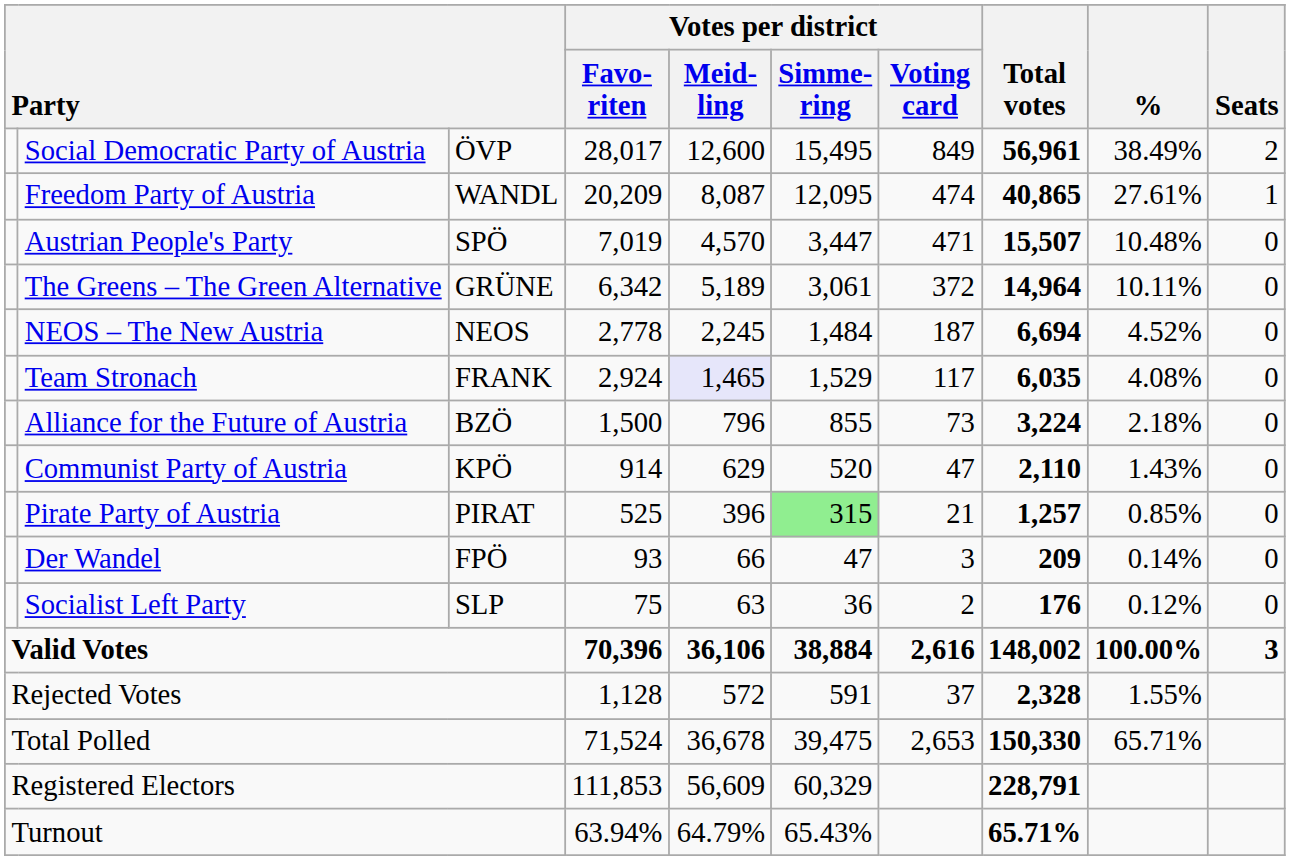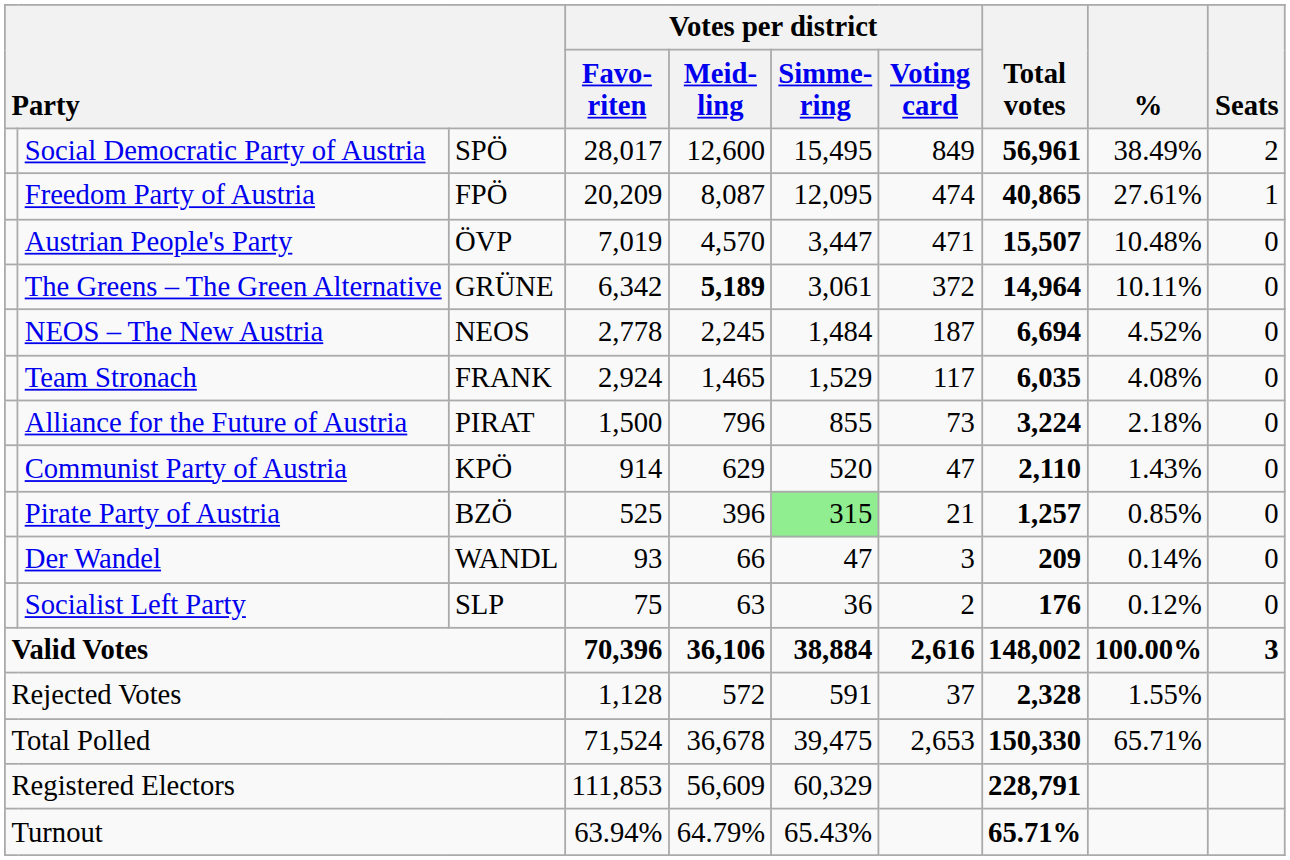(484, 150) ÖVP -> (481, 150) SPÖ
(507, 195) WANDL -> (481, 195) FPÖ
(481, 241) SPÖ -> (484, 241) ÖVP
(733, 286) normal -> (733, 286) bold
(733, 377) lavender background -> (733, 377) no background
(484, 422) BZÖ -> (495, 422) PIRAT
(495, 513) PIRAT -> (484, 513) BZÖ
(481, 559) FPÖ -> (507, 559) WANDL
